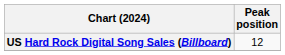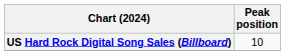(257, 42) 12 -> (257, 42) 10
